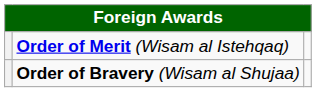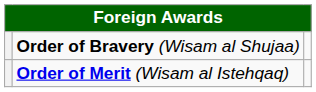rows swapped: (158, 73) <-> (153, 45)
